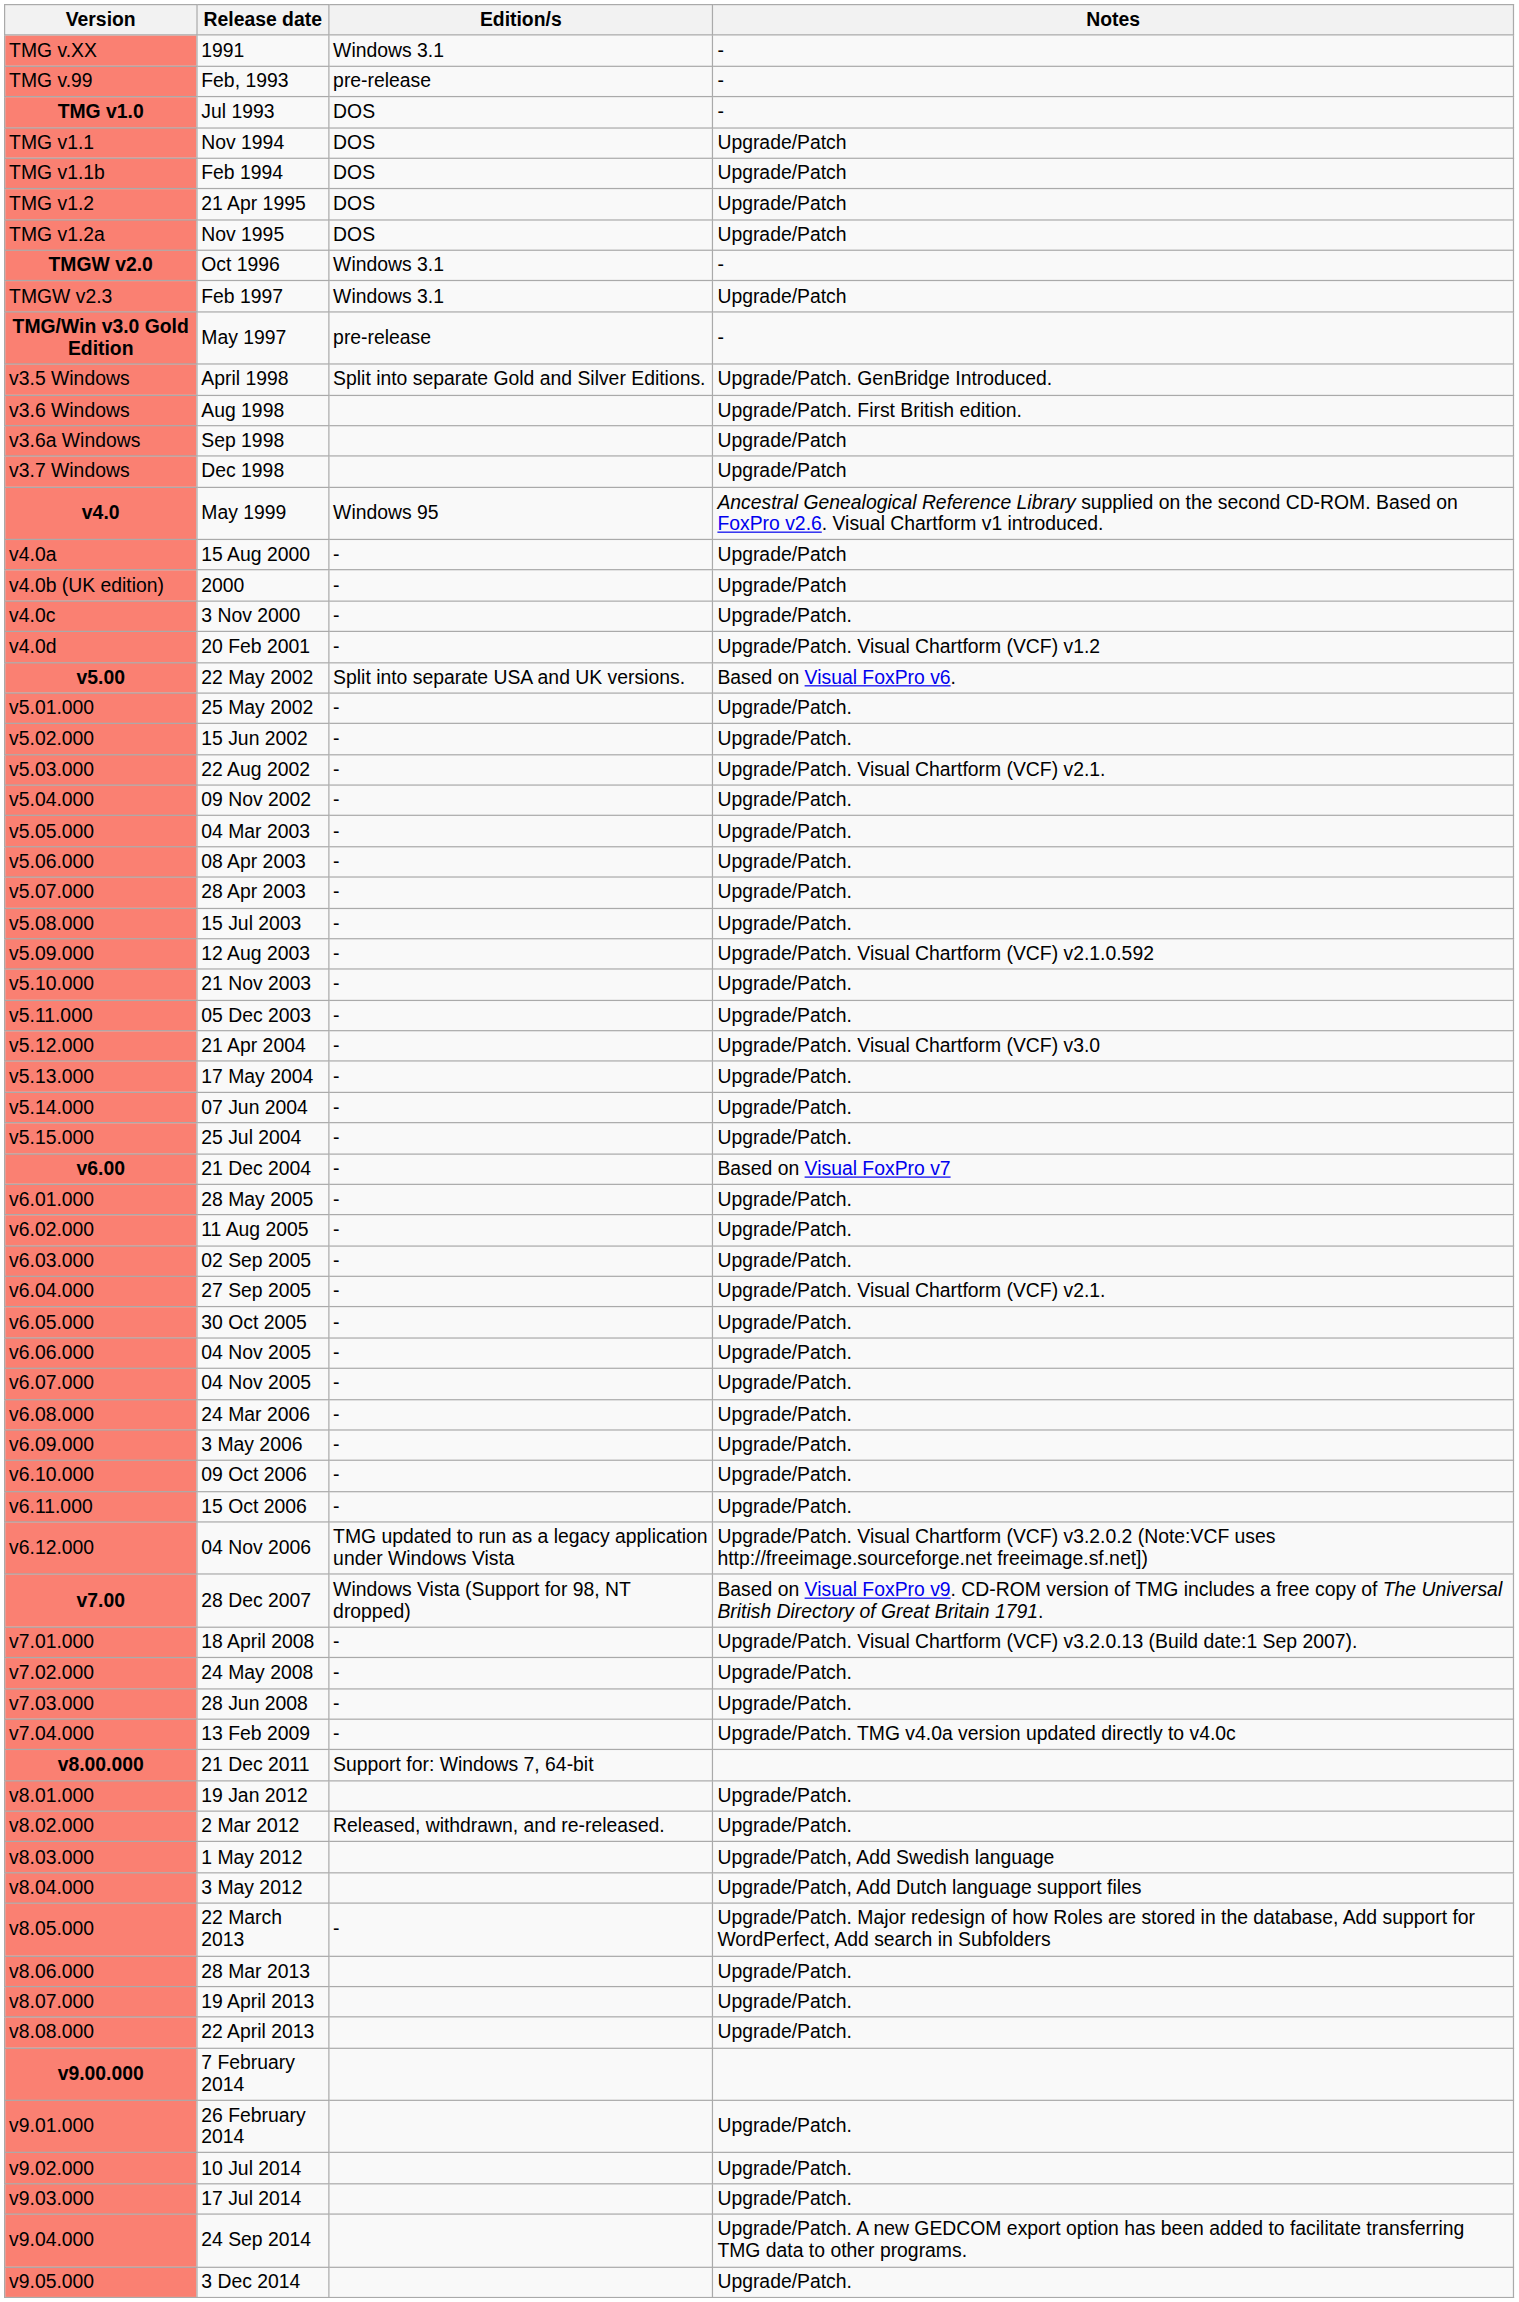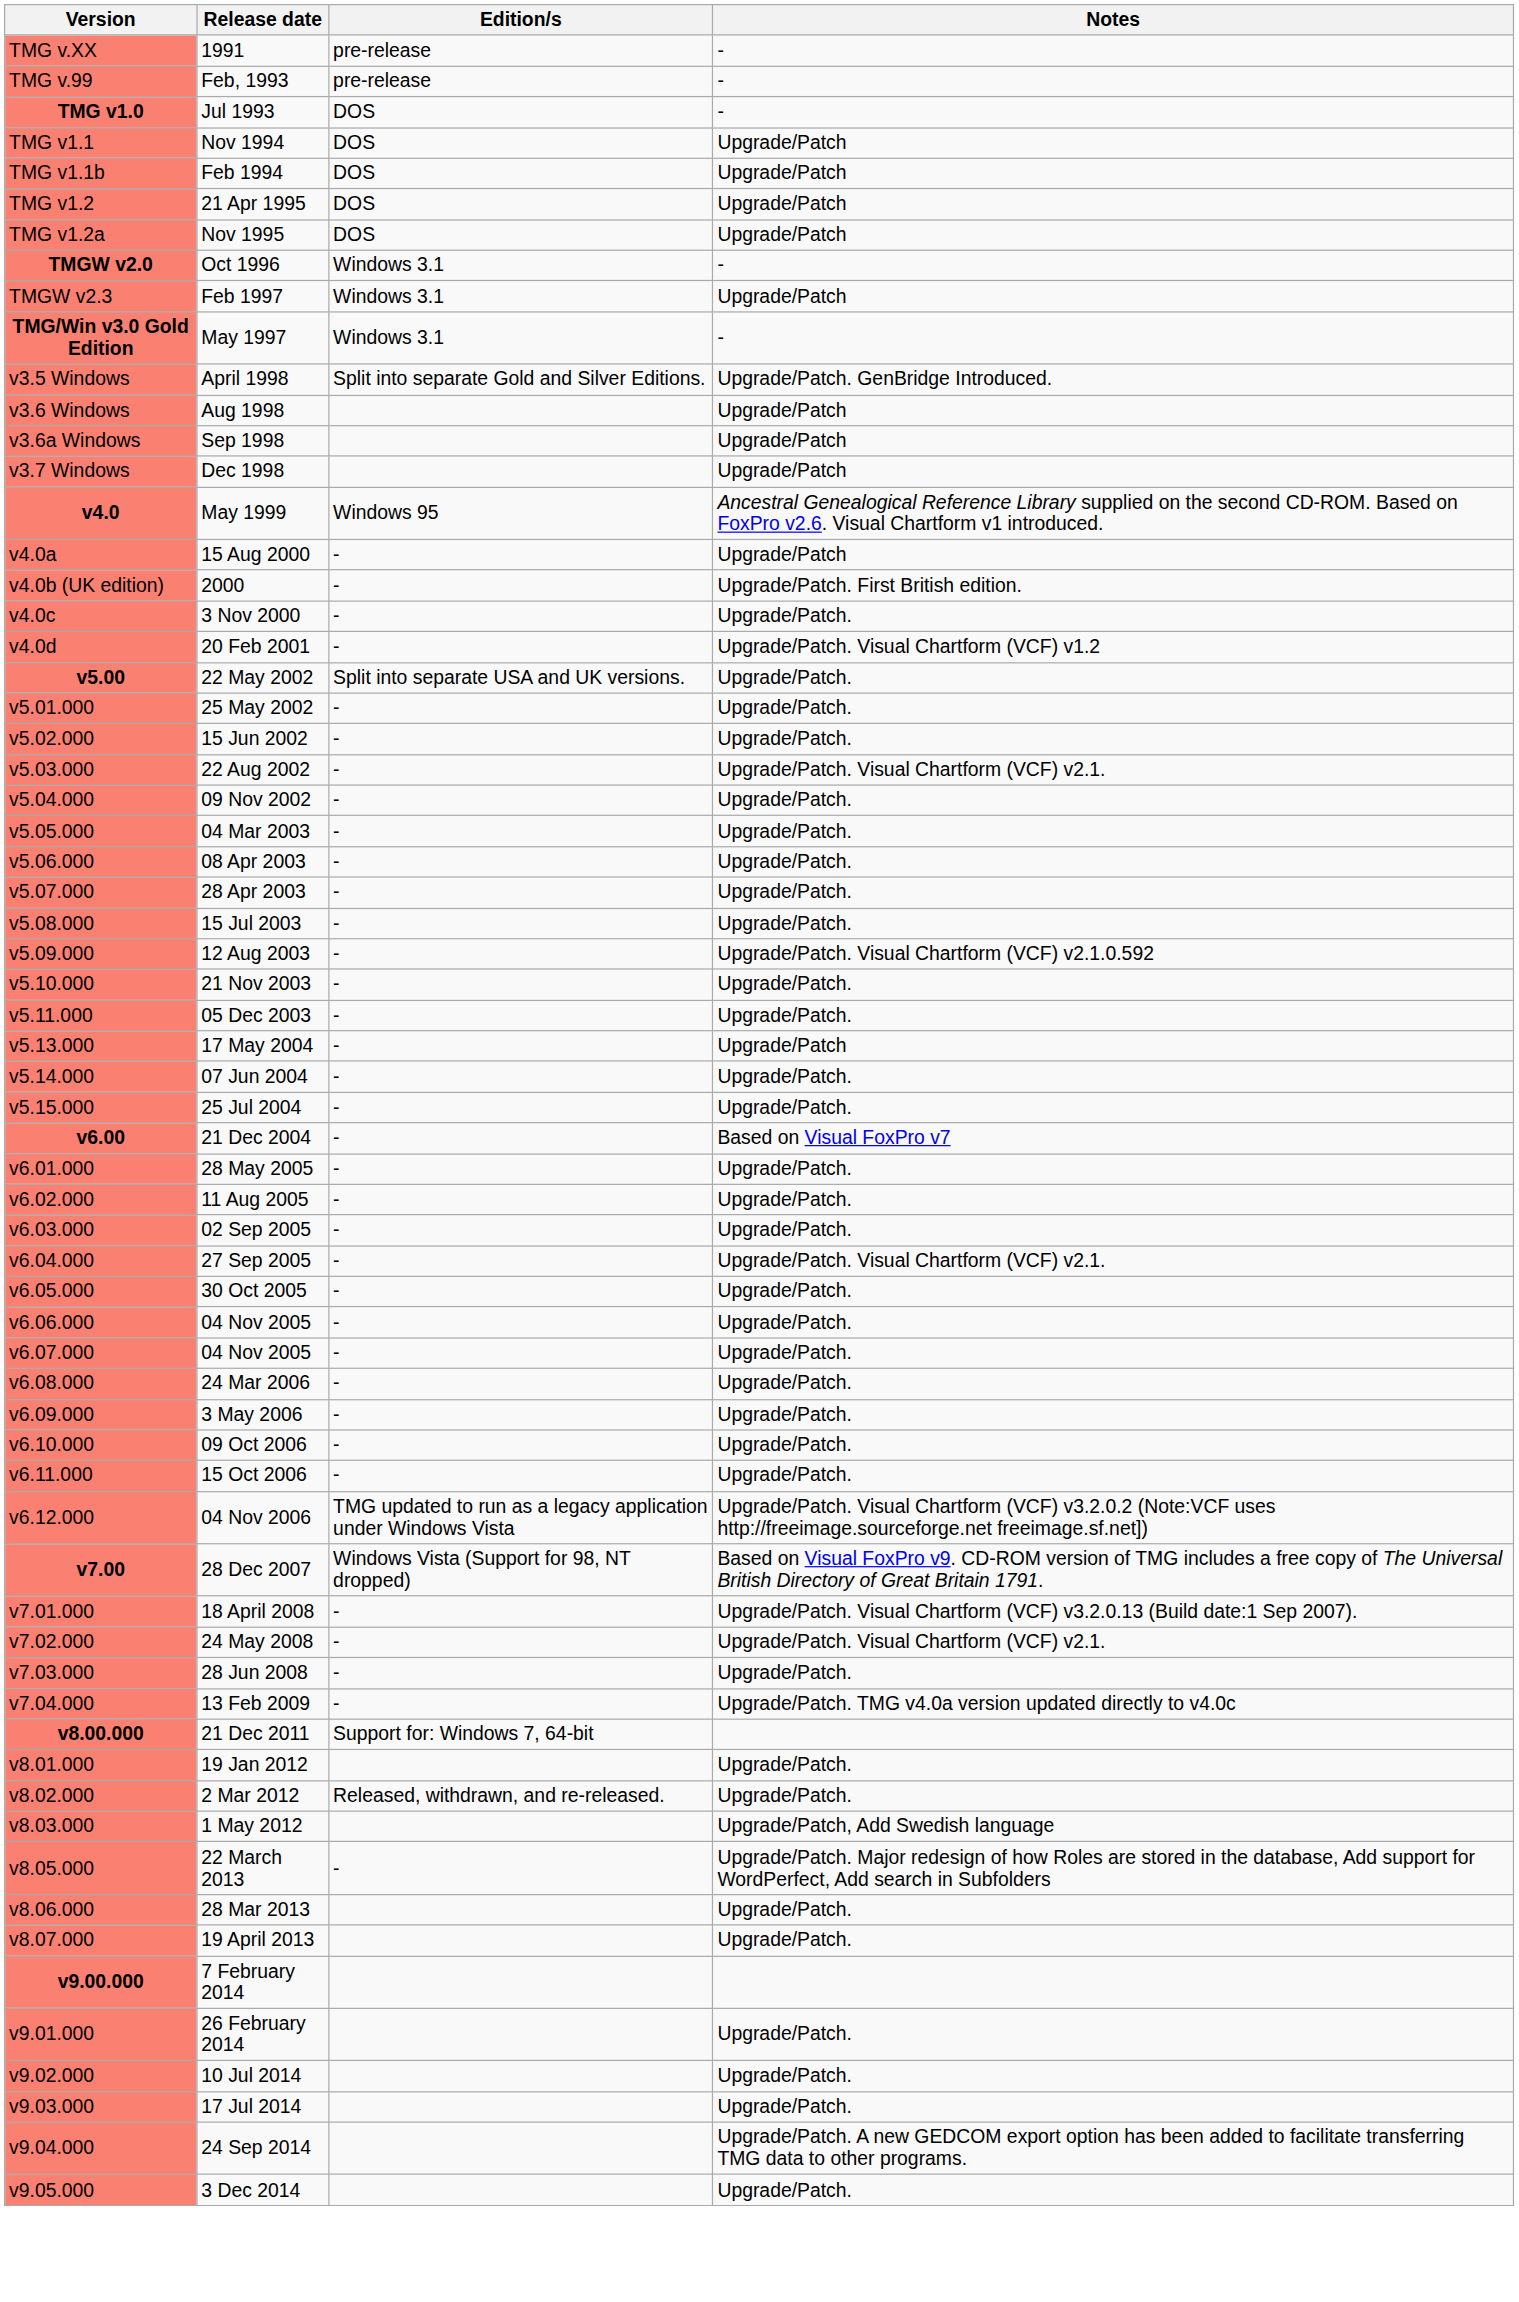(389, 50) Windows 3.1 -> (382, 50) pre-release
(382, 337) pre-release -> (389, 337) Windows 3.1
(870, 410) Upgrade/Patch. First British edition. -> (782, 410) Upgrade/Patch
(782, 585) Upgrade/Patch -> (870, 585) Upgrade/Patch. First British edition.
(837, 677) Based on Visual FoxPro v6. -> (785, 677) Upgrade/Patch.
- row: (52, 1045)
(785, 1076) Upgrade/Patch. -> (782, 1045) Upgrade/Patch
(785, 1672) Upgrade/Patch. -> (911, 1642) Upgrade/Patch. Visual Chartform (VCF) v2.1.
- row: (52, 1887)
- row: (52, 2032)
